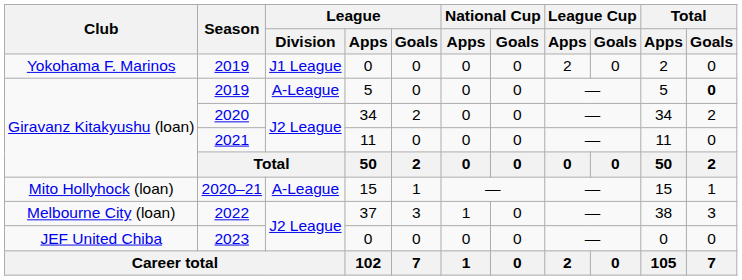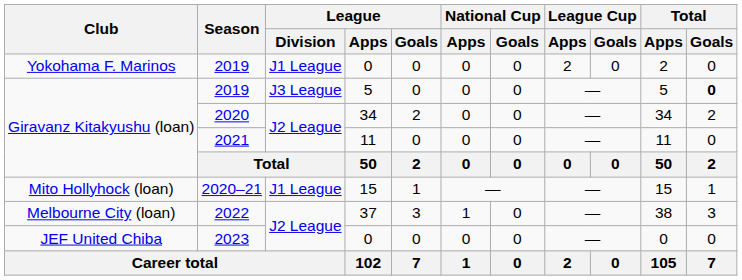(305, 90) A-League -> (305, 90) J3 League
(305, 189) A-League -> (305, 189) J1 League
